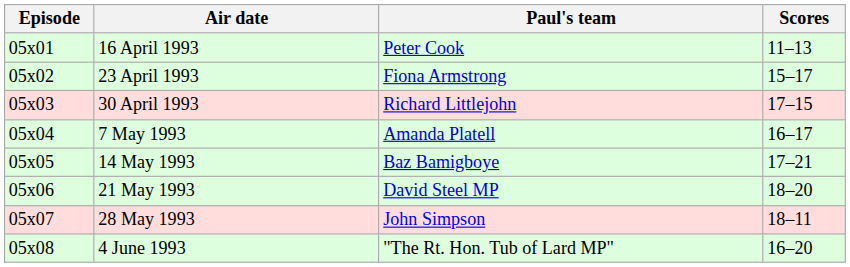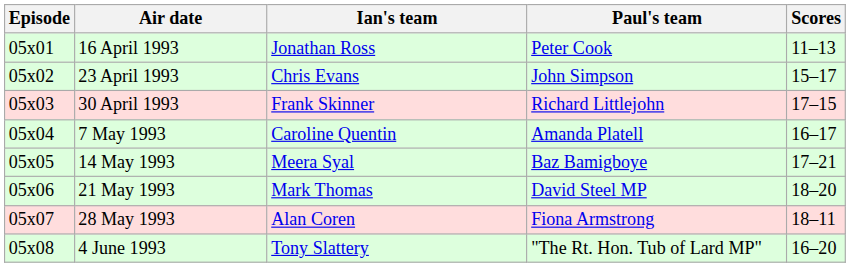+ column: (397, 18)
(445, 76) Fiona Armstrong -> (582, 76) John Simpson
(434, 219) John Simpson -> (593, 219) Fiona Armstrong
